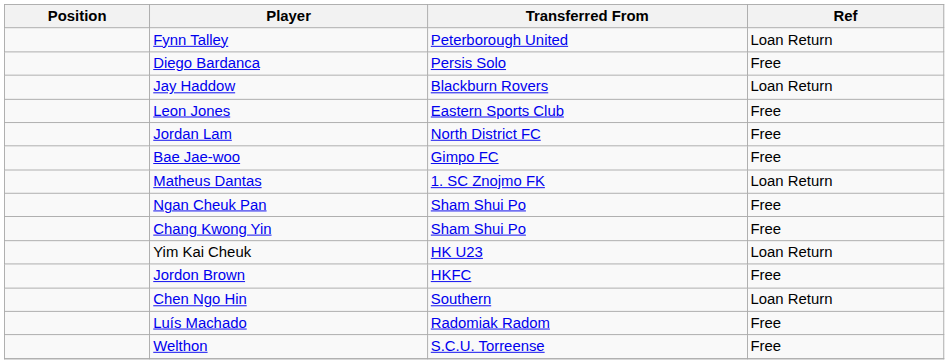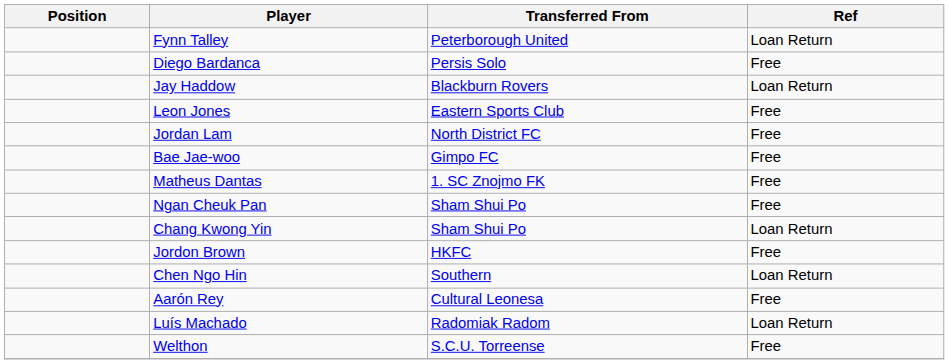(791, 181) Loan Return -> (766, 181) Free
(766, 228) Free -> (791, 228) Loan Return
- row: (202, 252)
+ row: (188, 299)
(766, 323) Free -> (791, 323) Loan Return
